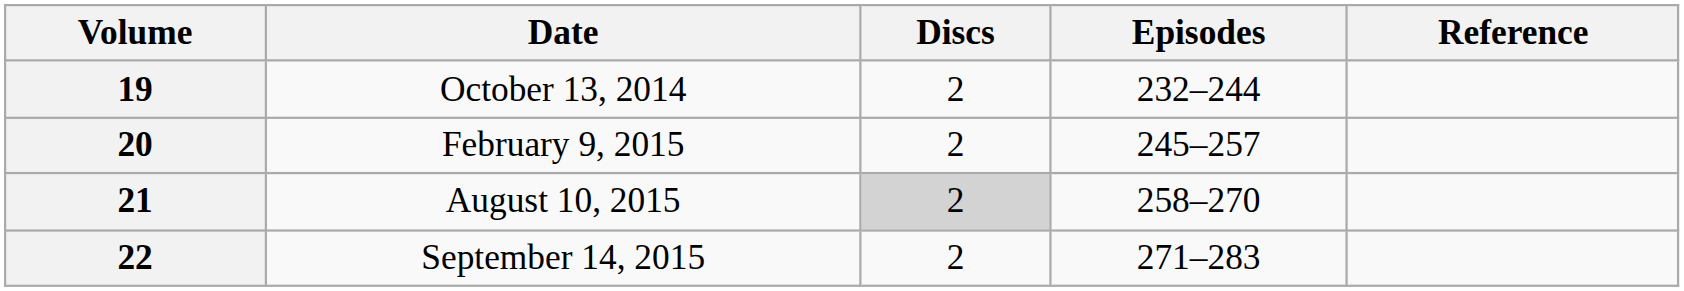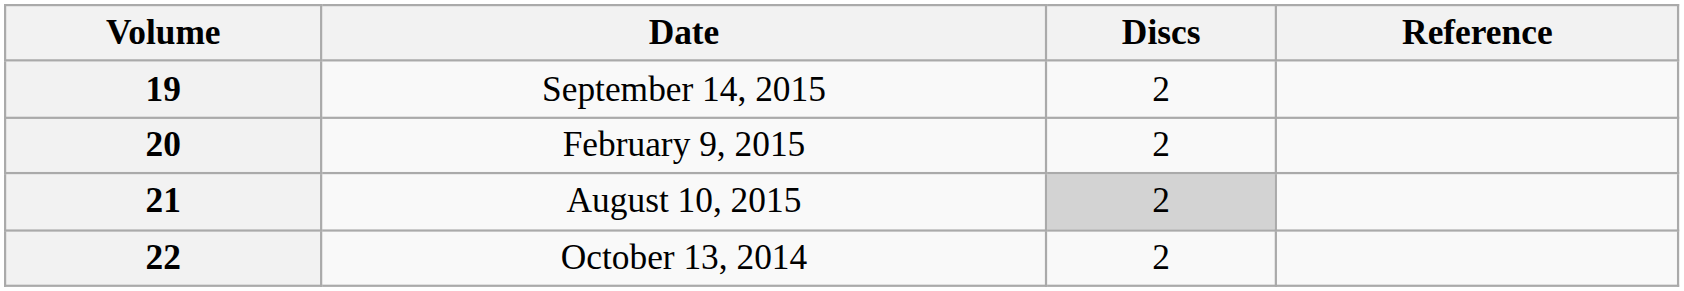- column: (1199, 32)
(563, 88) October 13, 2014 -> (684, 88) September 14, 2015
(563, 256) September 14, 2015 -> (684, 256) October 13, 2014
